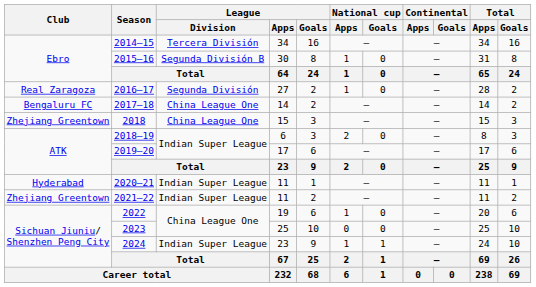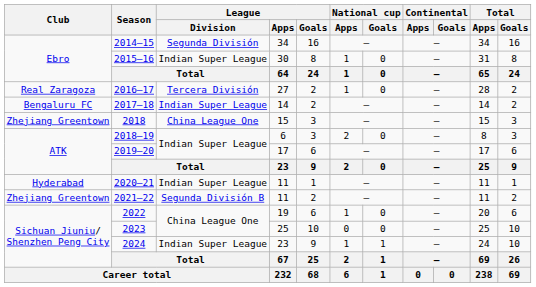(213, 43) Tercera División -> (213, 43) Segunda División
(213, 58) Segunda División B -> (213, 58) Indian Super League
(213, 89) Segunda División -> (213, 89) Tercera División
(213, 105) China League One -> (213, 105) Indian Super League
(213, 198) Indian Super League -> (213, 198) Segunda División B
